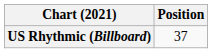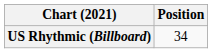(181, 36) 37 -> (181, 36) 34
